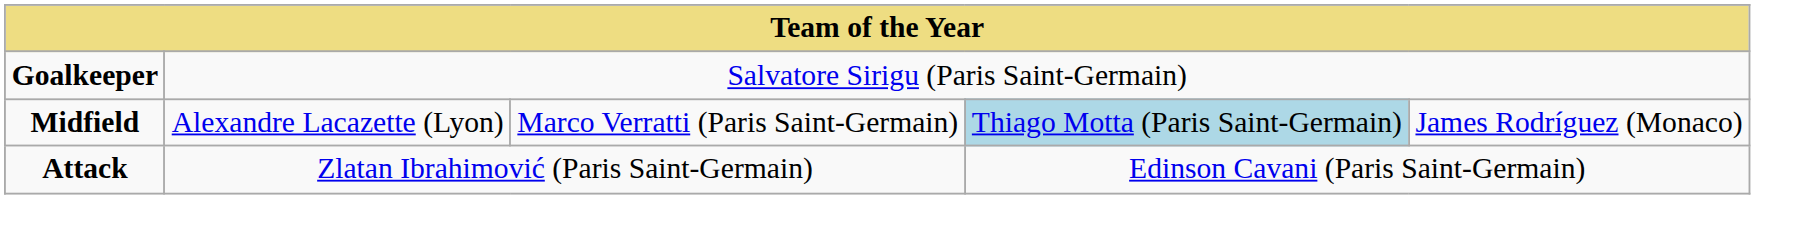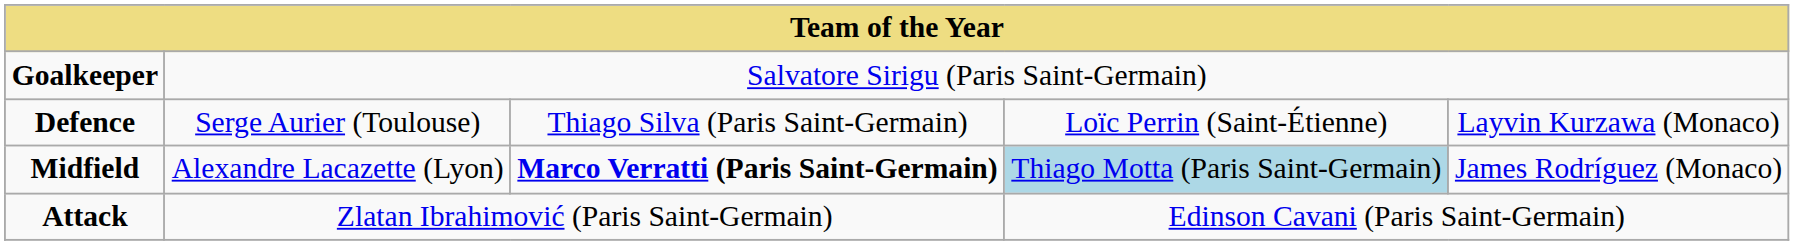+ row: (85, 121)
(738, 121) normal -> (758, 168) bold
